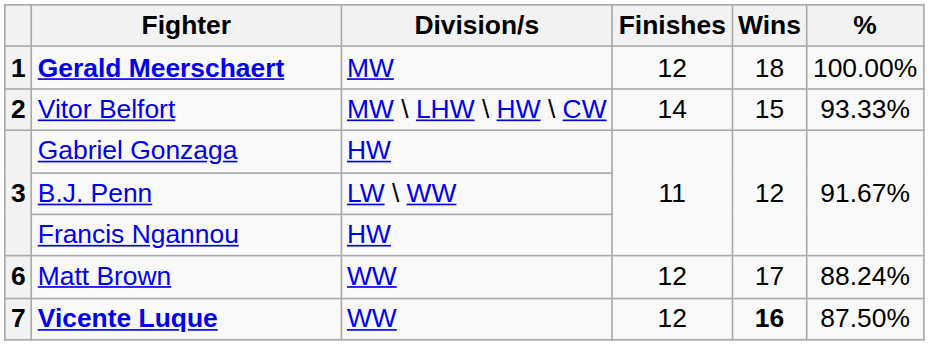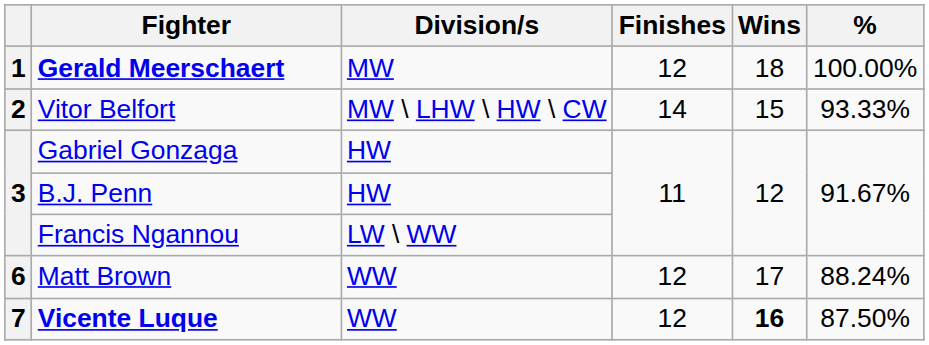(402, 192) LW \ WW -> (369, 192) HW
(369, 234) HW -> (402, 234) LW \ WW
